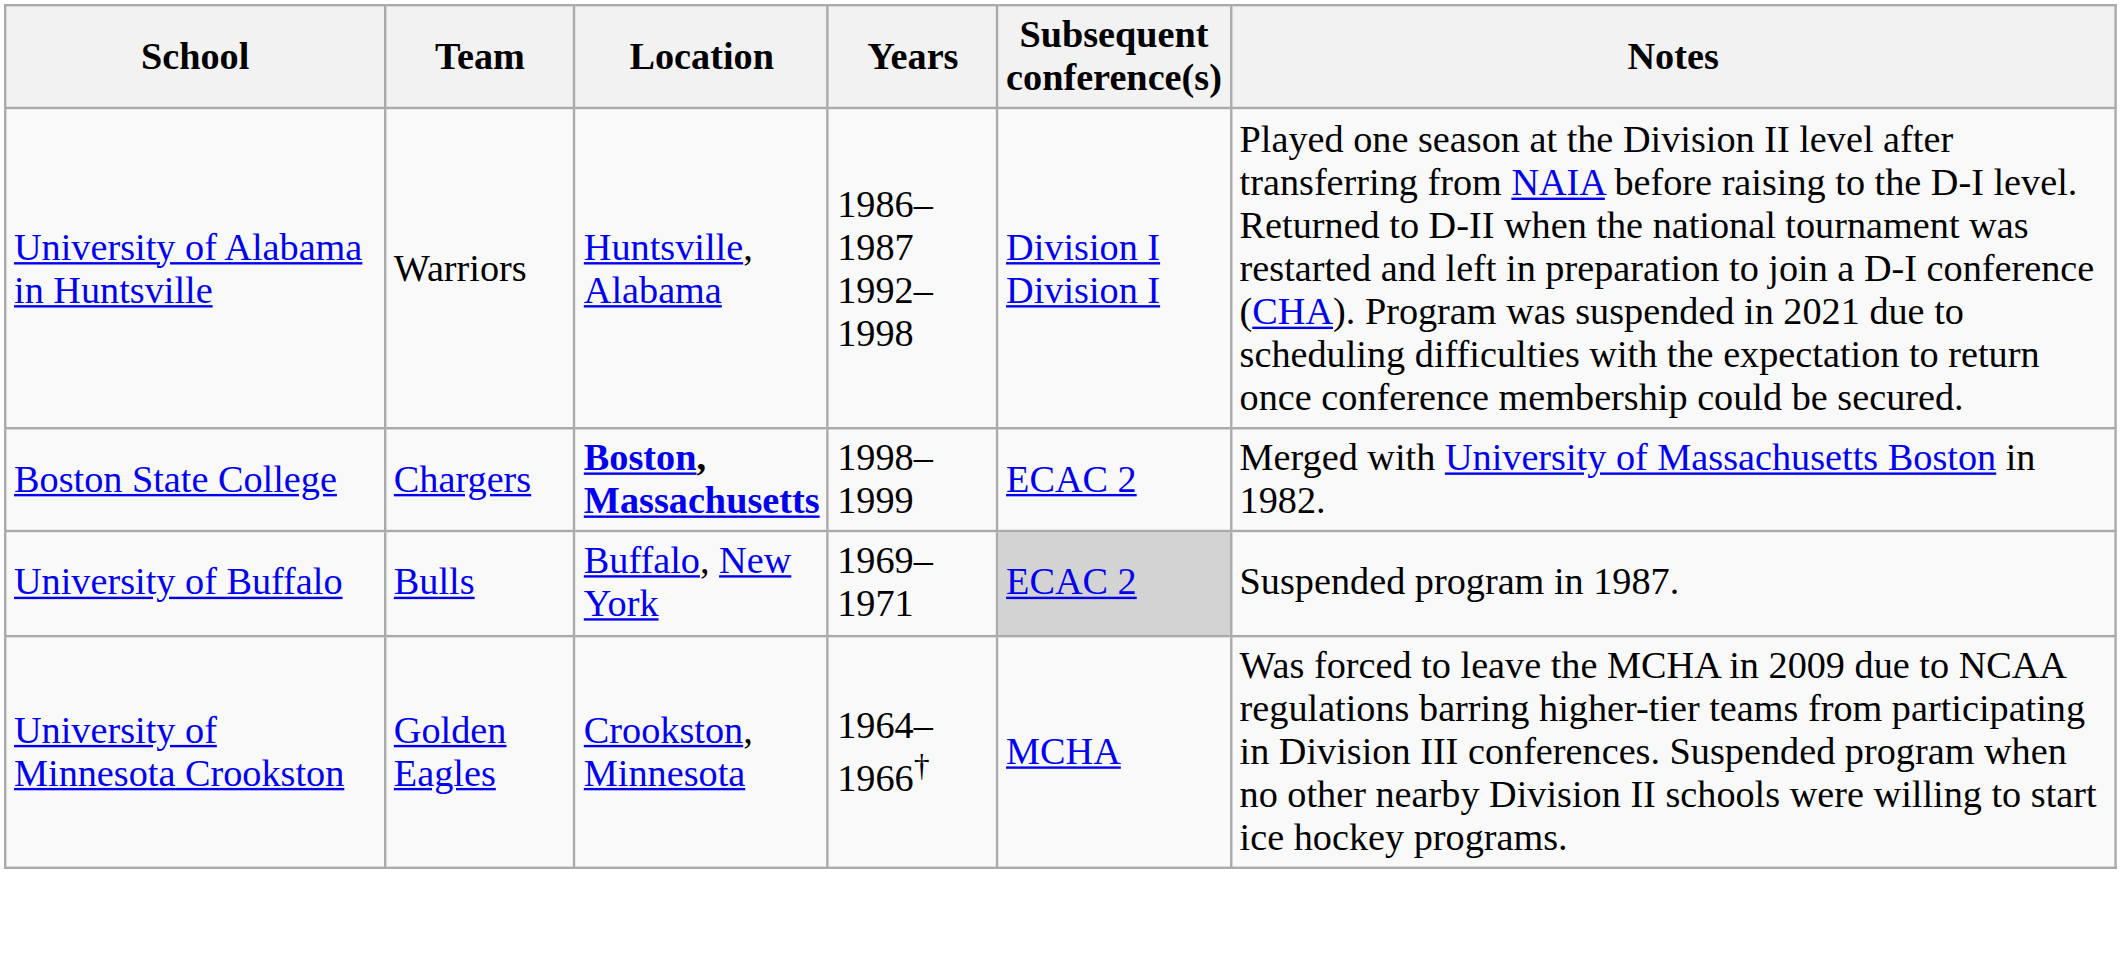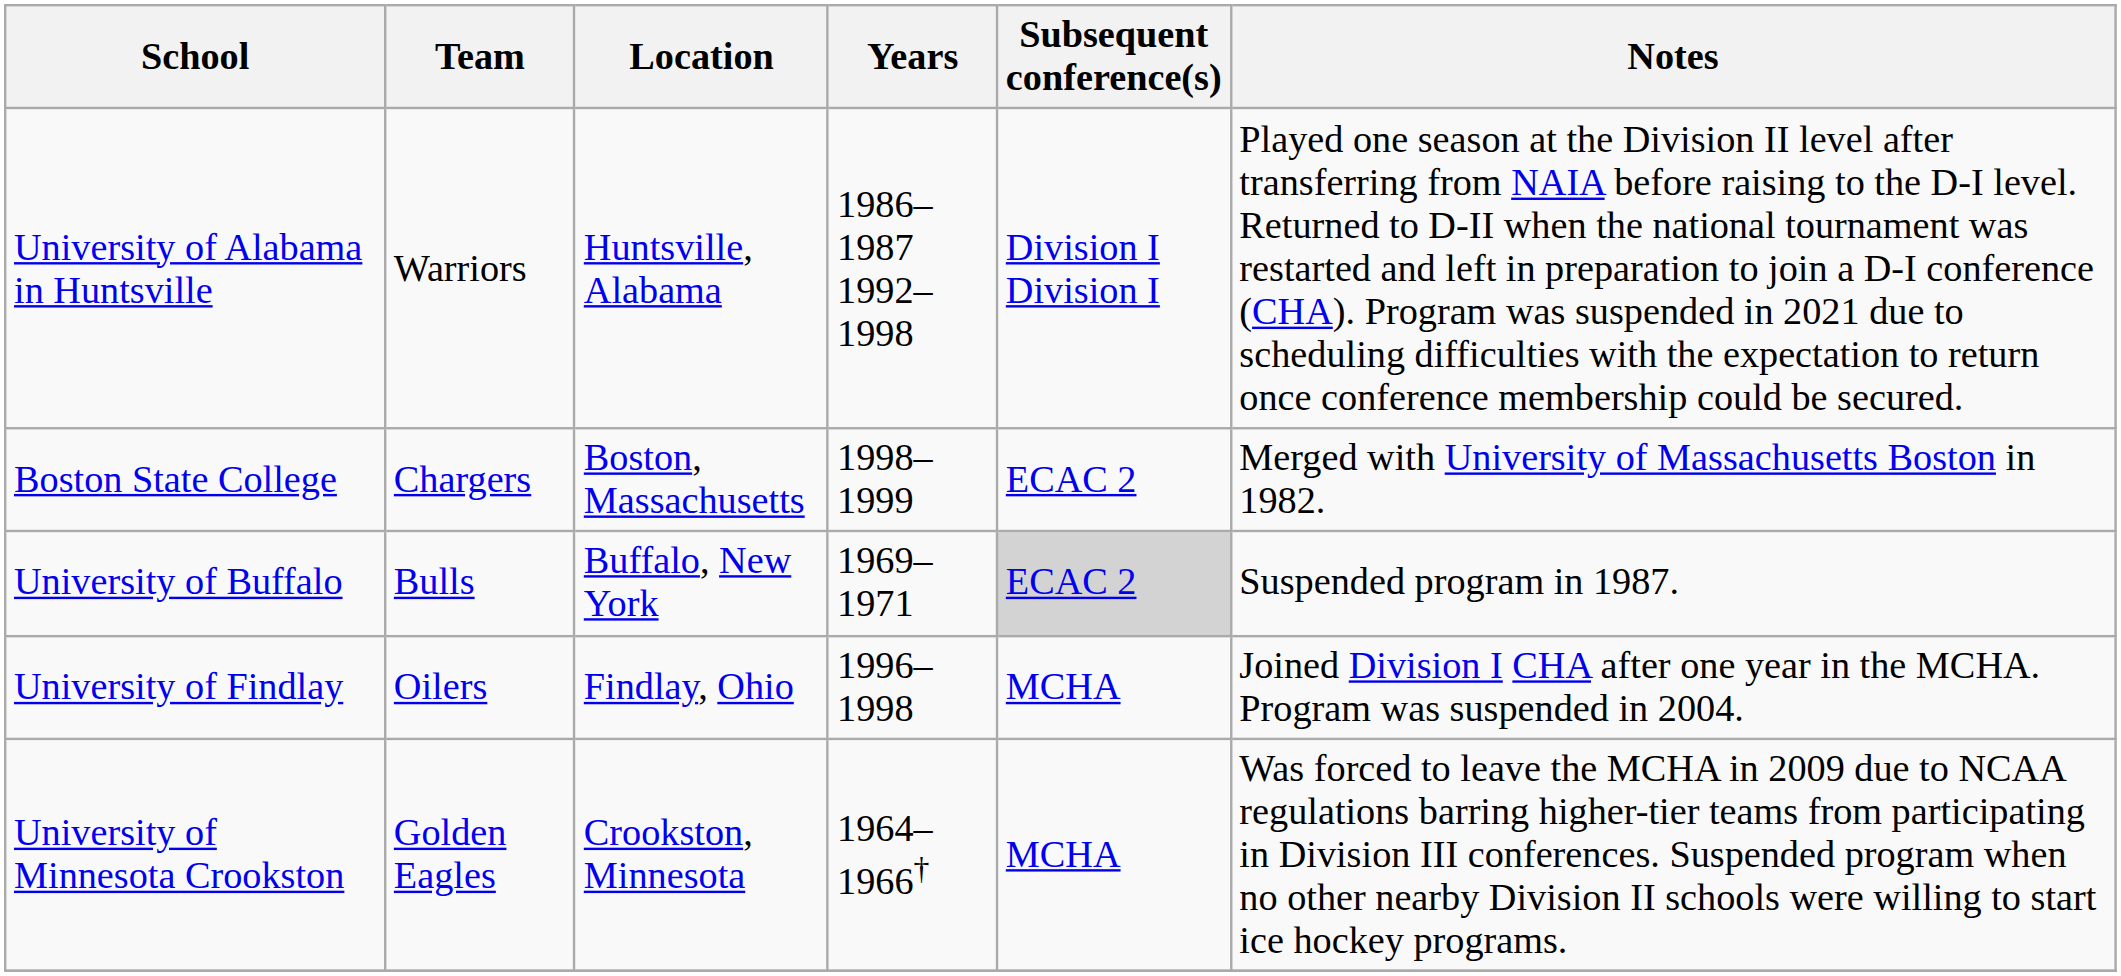(702, 478) bold -> (694, 478) normal
+ row: (179, 686)
